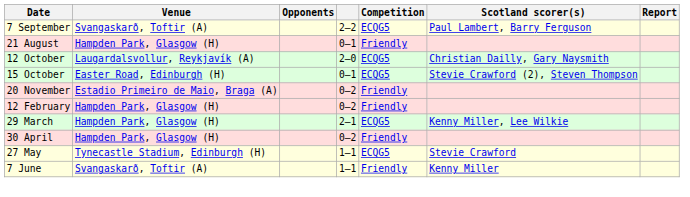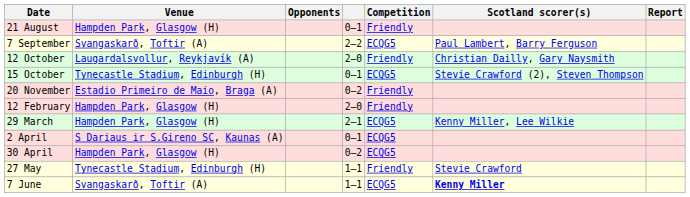rows swapped: (33, 44) <-> (39, 28)
(375, 59) ECQG5 -> (390, 59) Friendly
(150, 75) Easter Road, Edinburgh (H) -> (171, 75) Tynecastle Stadium, Edinburgh (H)
(348, 106) 0–2 -> (353, 106) 2–0
+ row: (27, 138)
(384, 138) Friendly -> (381, 153) ECQG5
(375, 153) ECQG5 -> (390, 169) Friendly
(384, 169) Friendly -> (381, 185) ECQG5
(464, 169) normal -> (470, 185) bold
